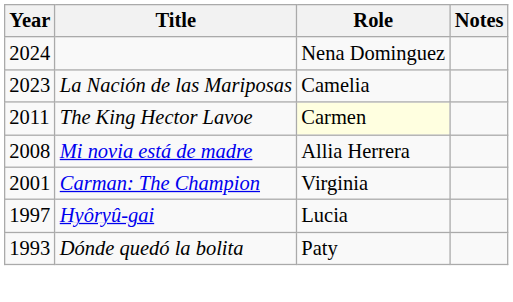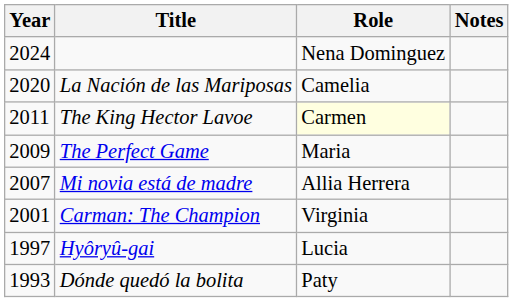(30, 85) 2023 -> (30, 85) 2020
+ row: (134, 150)
(30, 150) 2008 -> (30, 183) 2007
